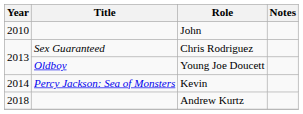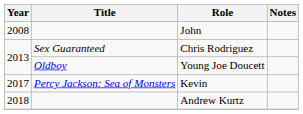(18, 30) 2010 -> (18, 30) 2008
(18, 83) 2014 -> (18, 83) 2017
